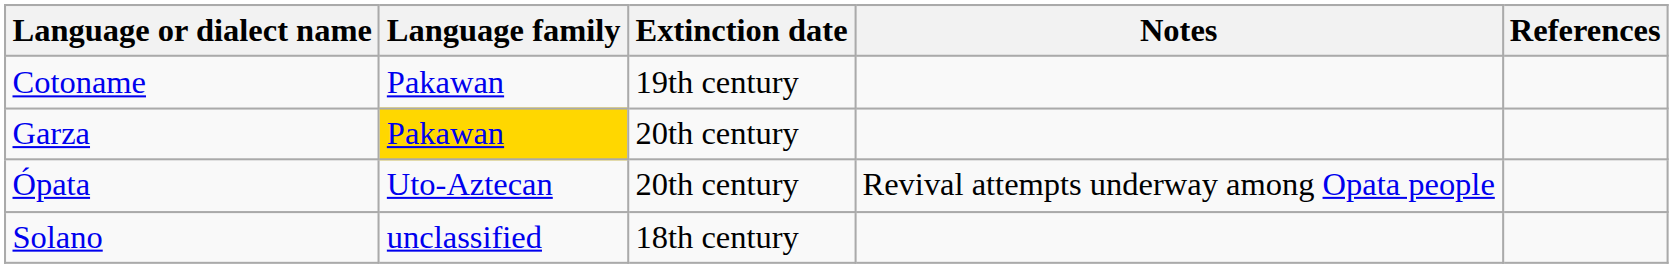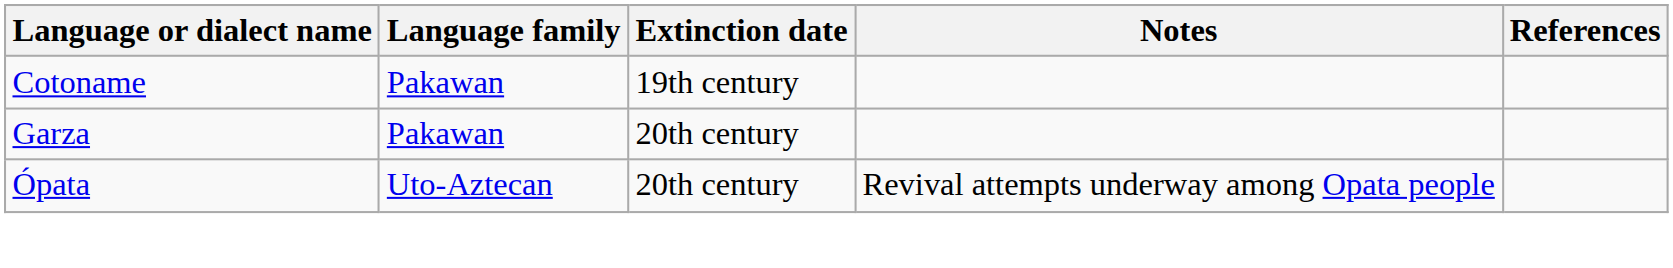(445, 133) gold background -> (445, 133) no background
- row: (58, 236)
